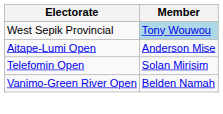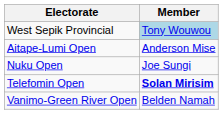+ row: (35, 65)
(175, 65) normal -> (178, 83) bold
